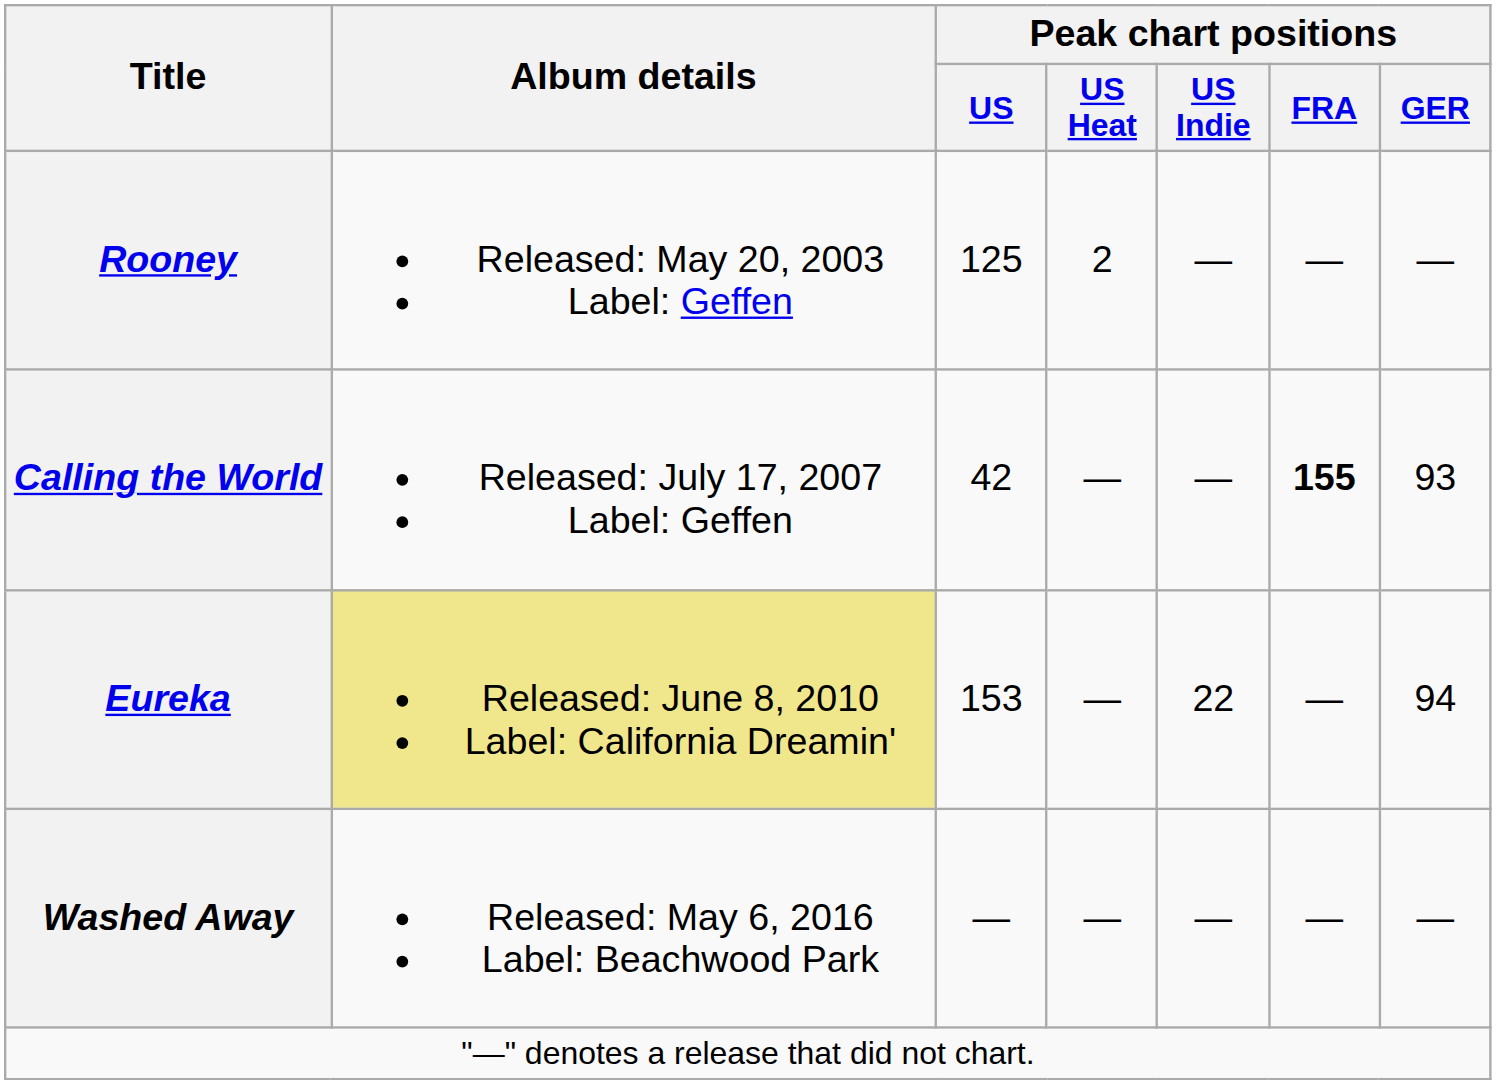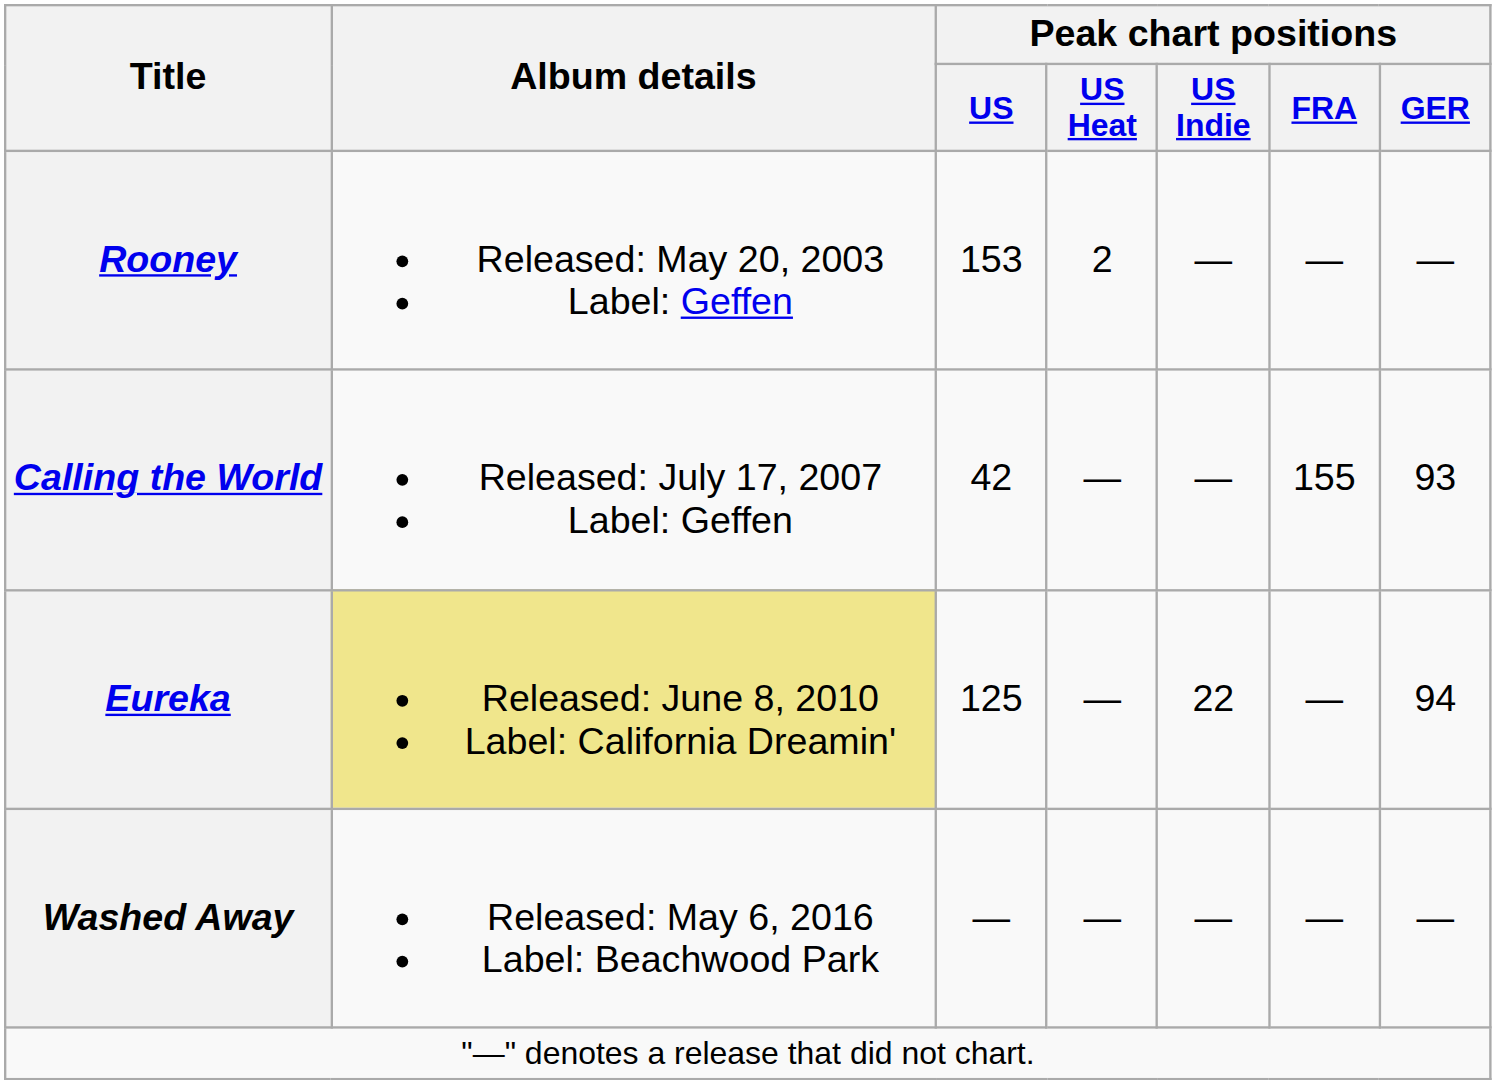(991, 259) 125 -> (991, 259) 153
(1324, 478) bold -> (1324, 478) normal
(991, 698) 153 -> (991, 698) 125
